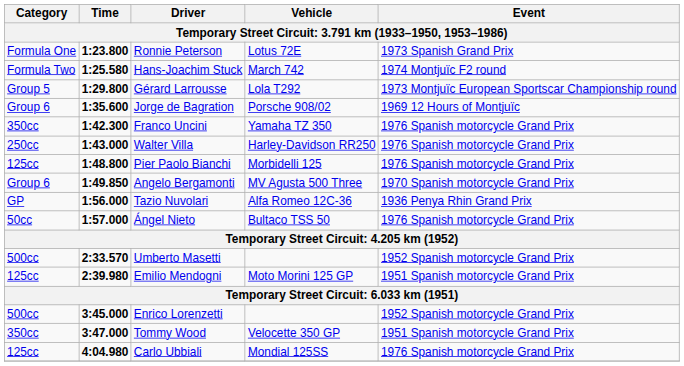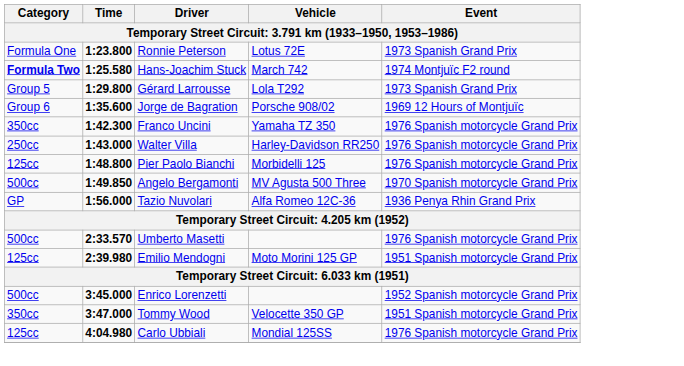(41, 70) normal -> (43, 70) bold
(529, 88) 1973 Montjuïc European Sportscar Championship round -> (451, 88) 1973 Spanish Grand Prix
(28, 182) Group 6 -> (23, 182) 500cc
- row: (164, 220)
(477, 257) 1952 Spanish motorcycle Grand Prix -> (481, 239) 1976 Spanish motorcycle Grand Prix
